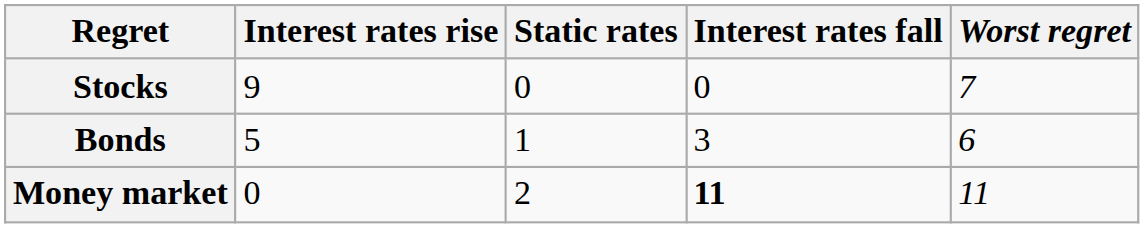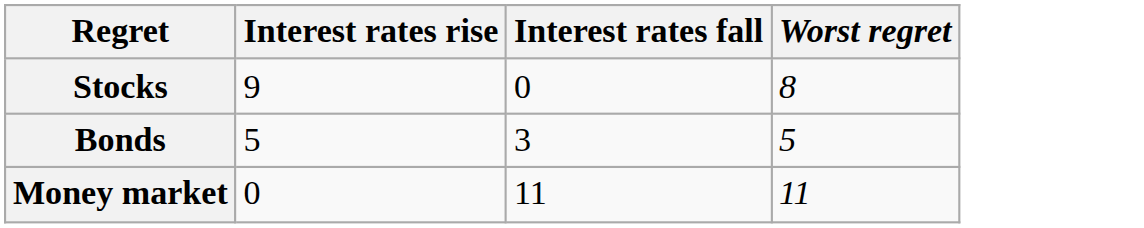- column: (596, 31)
(967, 85) 7 -> (787, 85) 8
(967, 139) 6 -> (787, 139) 5
(710, 193) bold -> (530, 193) normal
